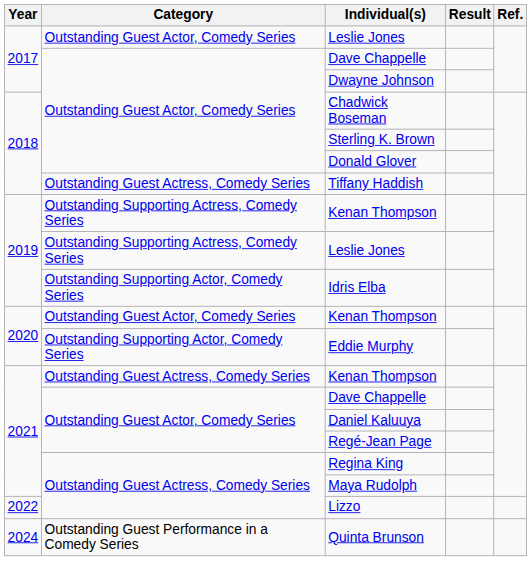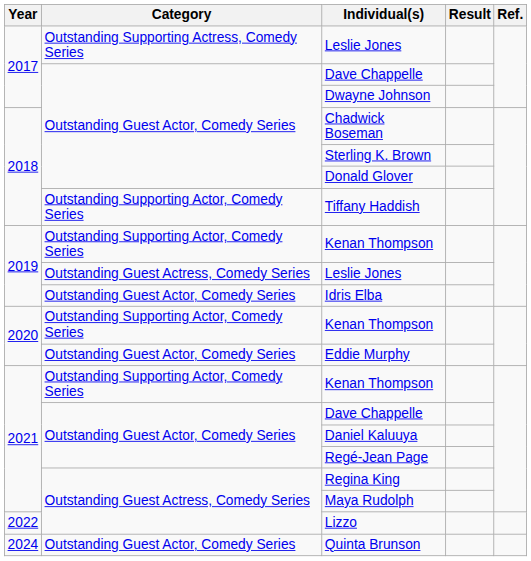(170, 37) Outstanding Guest Actor, Comedy Series -> (171, 44) Outstanding Supporting Actress, Comedy Series
(177, 183) Outstanding Guest Actress, Comedy Series -> (163, 206) Outstanding Supporting Actor, Comedy Series
(171, 213) Outstanding Supporting Actress, Comedy Series -> (163, 244) Outstanding Supporting Actor, Comedy Series
(171, 250) Outstanding Supporting Actress, Comedy Series -> (177, 273) Outstanding Guest Actress, Comedy Series
(163, 287) Outstanding Supporting Actor, Comedy Series -> (170, 295) Outstanding Guest Actor, Comedy Series
(170, 317) Outstanding Guest Actor, Comedy Series -> (163, 325) Outstanding Supporting Actor, Comedy Series
(163, 346) Outstanding Supporting Actor, Comedy Series -> (170, 354) Outstanding Guest Actor, Comedy Series
(177, 376) Outstanding Guest Actress, Comedy Series -> (163, 384) Outstanding Supporting Actor, Comedy Series
(156, 537) Outstanding Guest Performance in a Comedy Series -> (170, 544) Outstanding Guest Actor, Comedy Series
